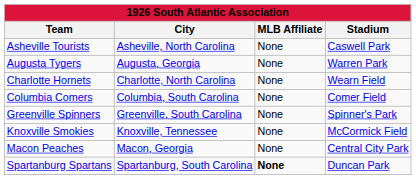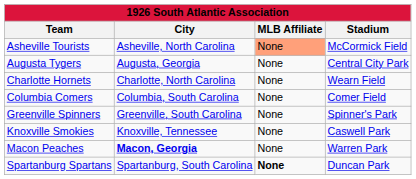(270, 47) no background -> (270, 47) lightsalmon background
(359, 47) Caswell Park -> (367, 47) McCormick Field
(357, 64) Warren Park -> (368, 64) Central City Park
(367, 132) McCormick Field -> (359, 132) Caswell Park
(155, 149) normal -> (157, 149) bold
(368, 149) Central City Park -> (357, 149) Warren Park
